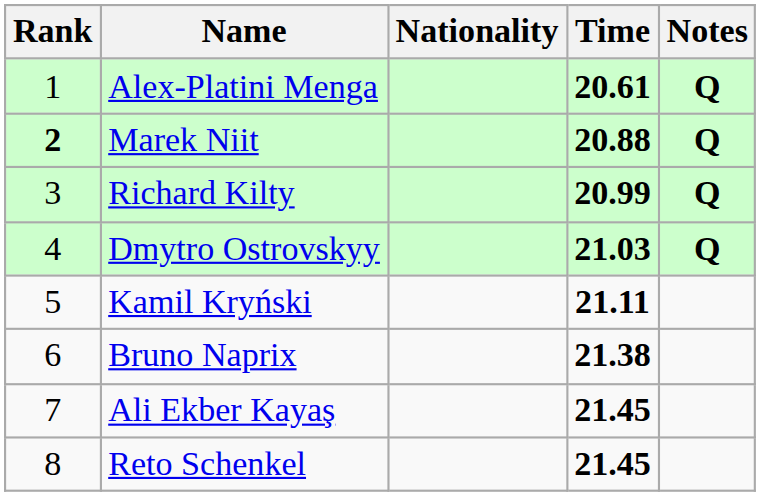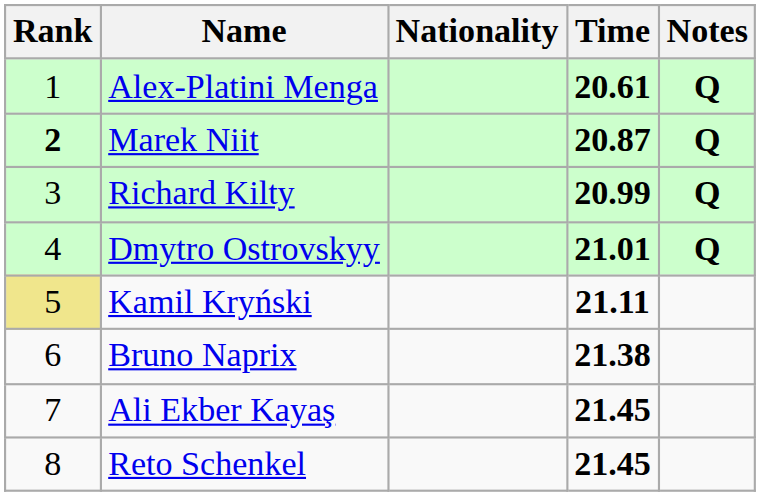(613, 139) 20.88 -> (613, 139) 20.87
(613, 247) 21.03 -> (613, 247) 21.01
(53, 301) no background -> (53, 301) khaki background
